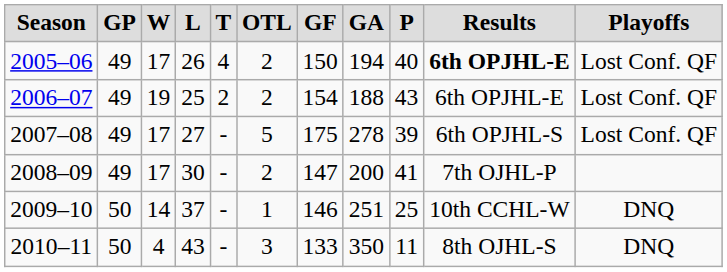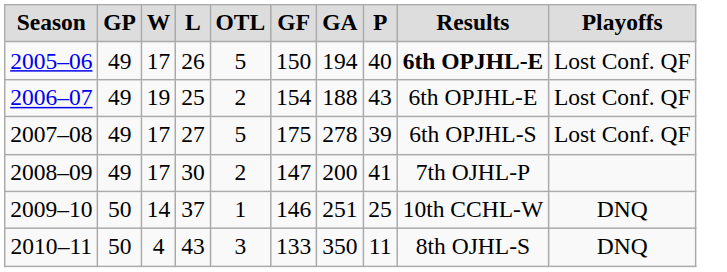- column: (223, 23)
(267, 60) 2 -> (240, 60) 5
